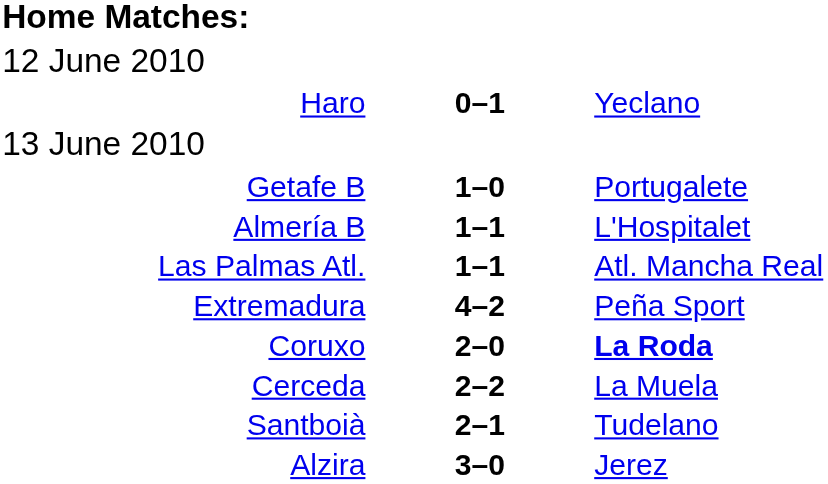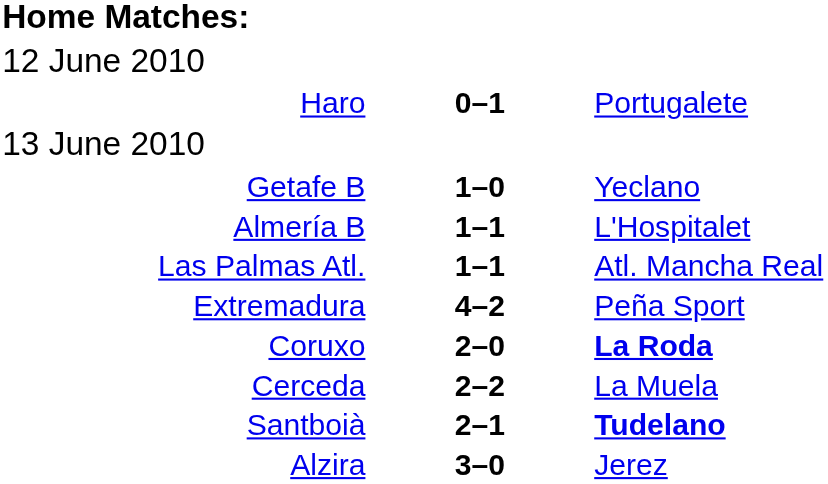(647, 103) Yeclano -> (671, 103) Portugalete
(671, 187) Portugalete -> (647, 187) Yeclano
(656, 425) normal -> (660, 425) bold
